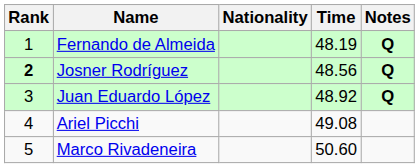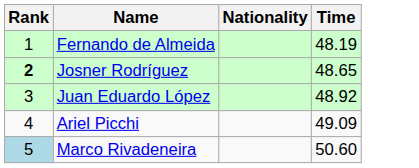- column: (388, 17)
(336, 70) 48.56 -> (336, 70) 48.65
(336, 123) 49.08 -> (336, 123) 49.09
(29, 149) no background -> (29, 149) lightblue background
